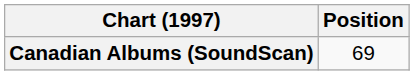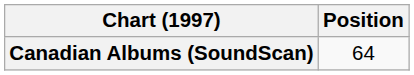(363, 53) 69 -> (363, 53) 64
